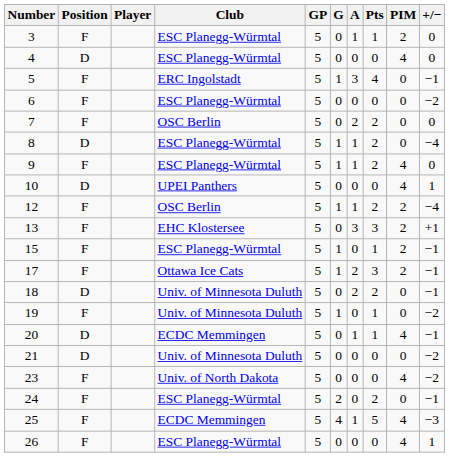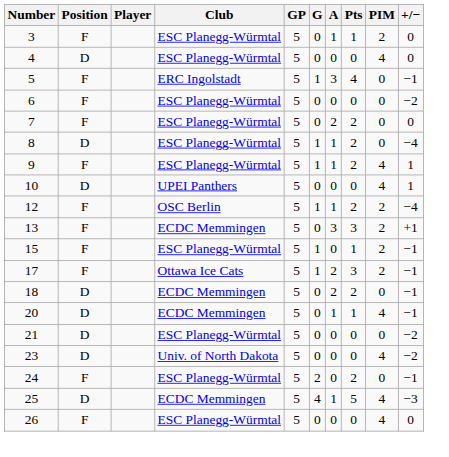(189, 121) OSC Berlin -> (219, 121) ESC Planegg-Würmtal
(432, 164) 0 -> (411, 164) 1
(201, 228) EHC Klostersee -> (211, 228) ECDC Memmingen
(230, 292) Univ. of Minnesota Duluth -> (211, 292) ECDC Memmingen
- row: (31, 313)
(230, 356) Univ. of Minnesota Duluth -> (219, 334) ESC Planegg-Würmtal
(85, 377) F -> (85, 356) D
(85, 420) F -> (85, 398) D
(432, 441) 1 -> (411, 420) 0
